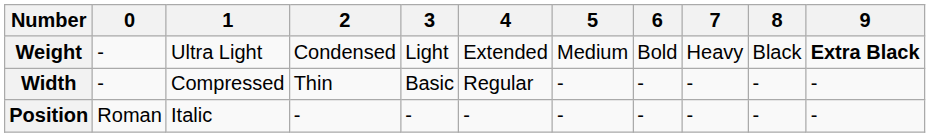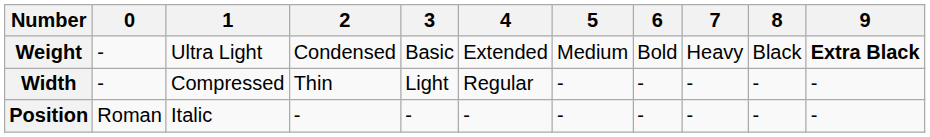(427, 52) Light -> (430, 52) Basic
(430, 83) Basic -> (427, 83) Light
